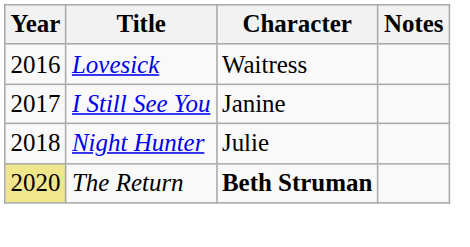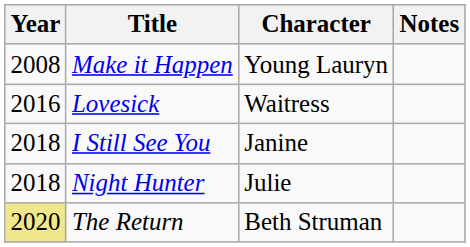+ row: (152, 63)
(35, 103) 2017 -> (35, 143) 2018
(297, 182) bold -> (313, 222) normal
